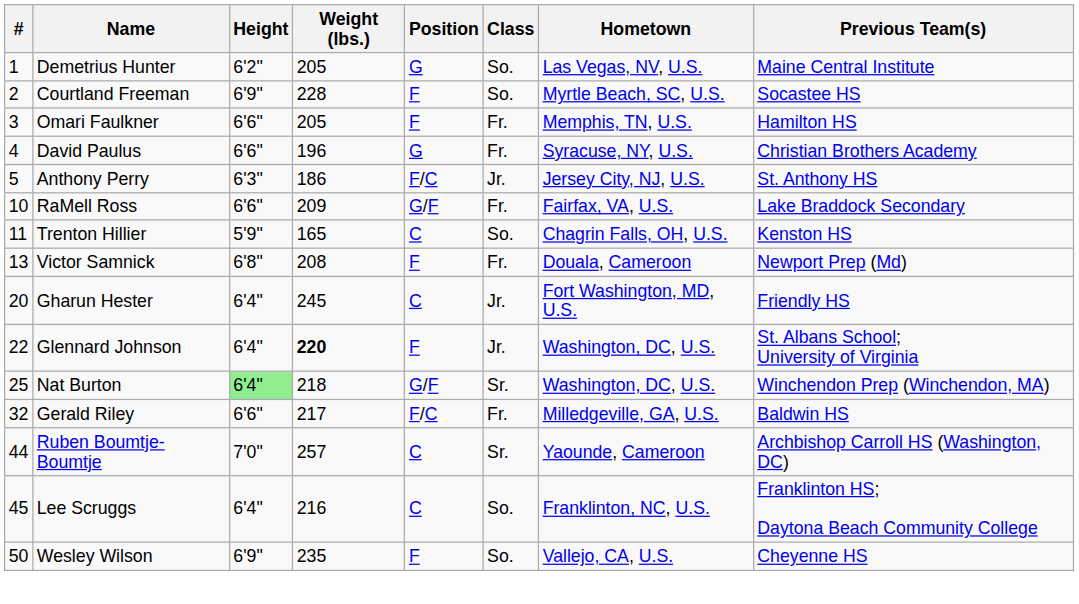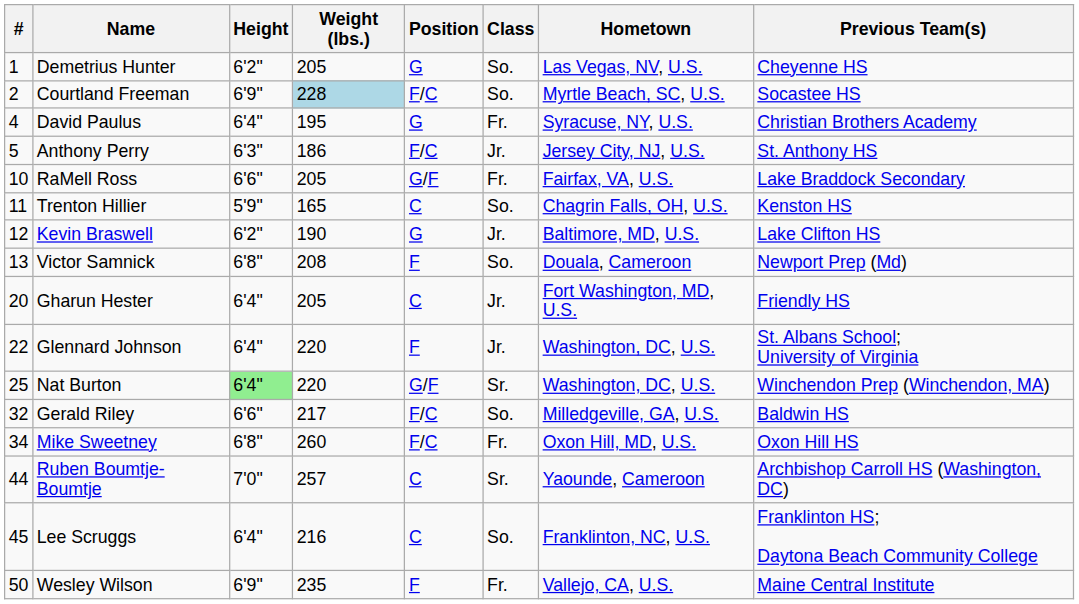(846, 67) Maine Central Institute -> (812, 67) Cheyenne HS
(311, 95) no background -> (311, 95) lightblue background
(414, 95) F -> (423, 95) F/C
- row: (98, 123)
(248, 151) 6'6" -> (248, 123) 6'4"
(311, 151) 196 -> (311, 123) 195
(311, 207) 209 -> (311, 179) 205
+ row: (95, 235)
(497, 263) Fr. -> (500, 263) So.
(311, 300) 245 -> (311, 300) 205
(311, 348) bold -> (311, 348) normal
(311, 386) 218 -> (311, 386) 220
(497, 414) Fr. -> (500, 414) So.
+ row: (97, 442)
(500, 557) So. -> (497, 585) Fr.
(812, 557) Cheyenne HS -> (846, 585) Maine Central Institute
